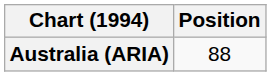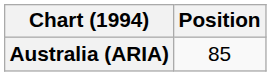(220, 53) 88 -> (220, 53) 85
